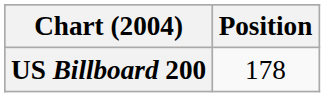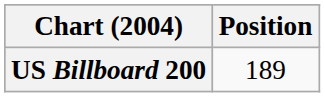(265, 69) 178 -> (265, 69) 189
